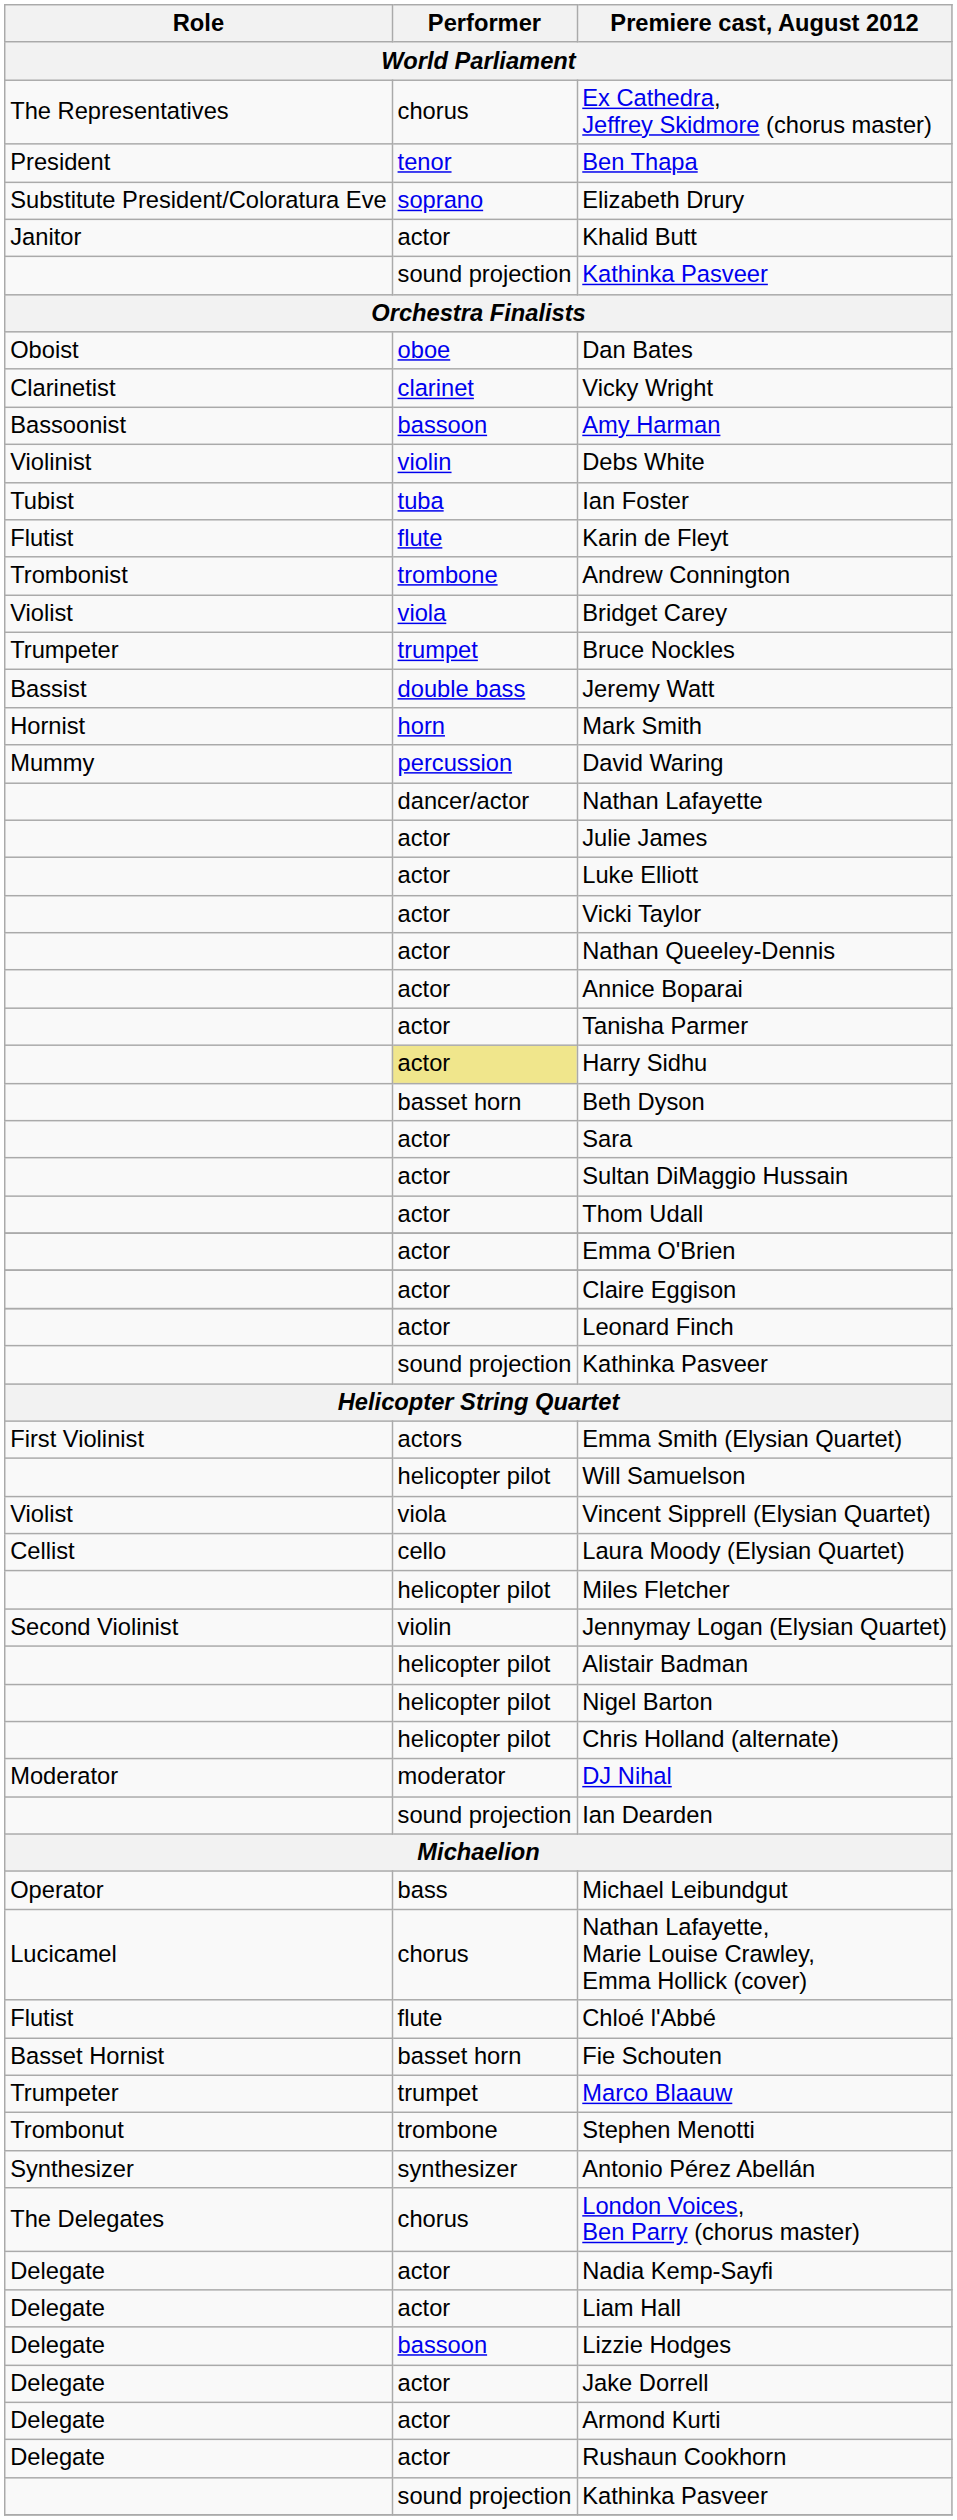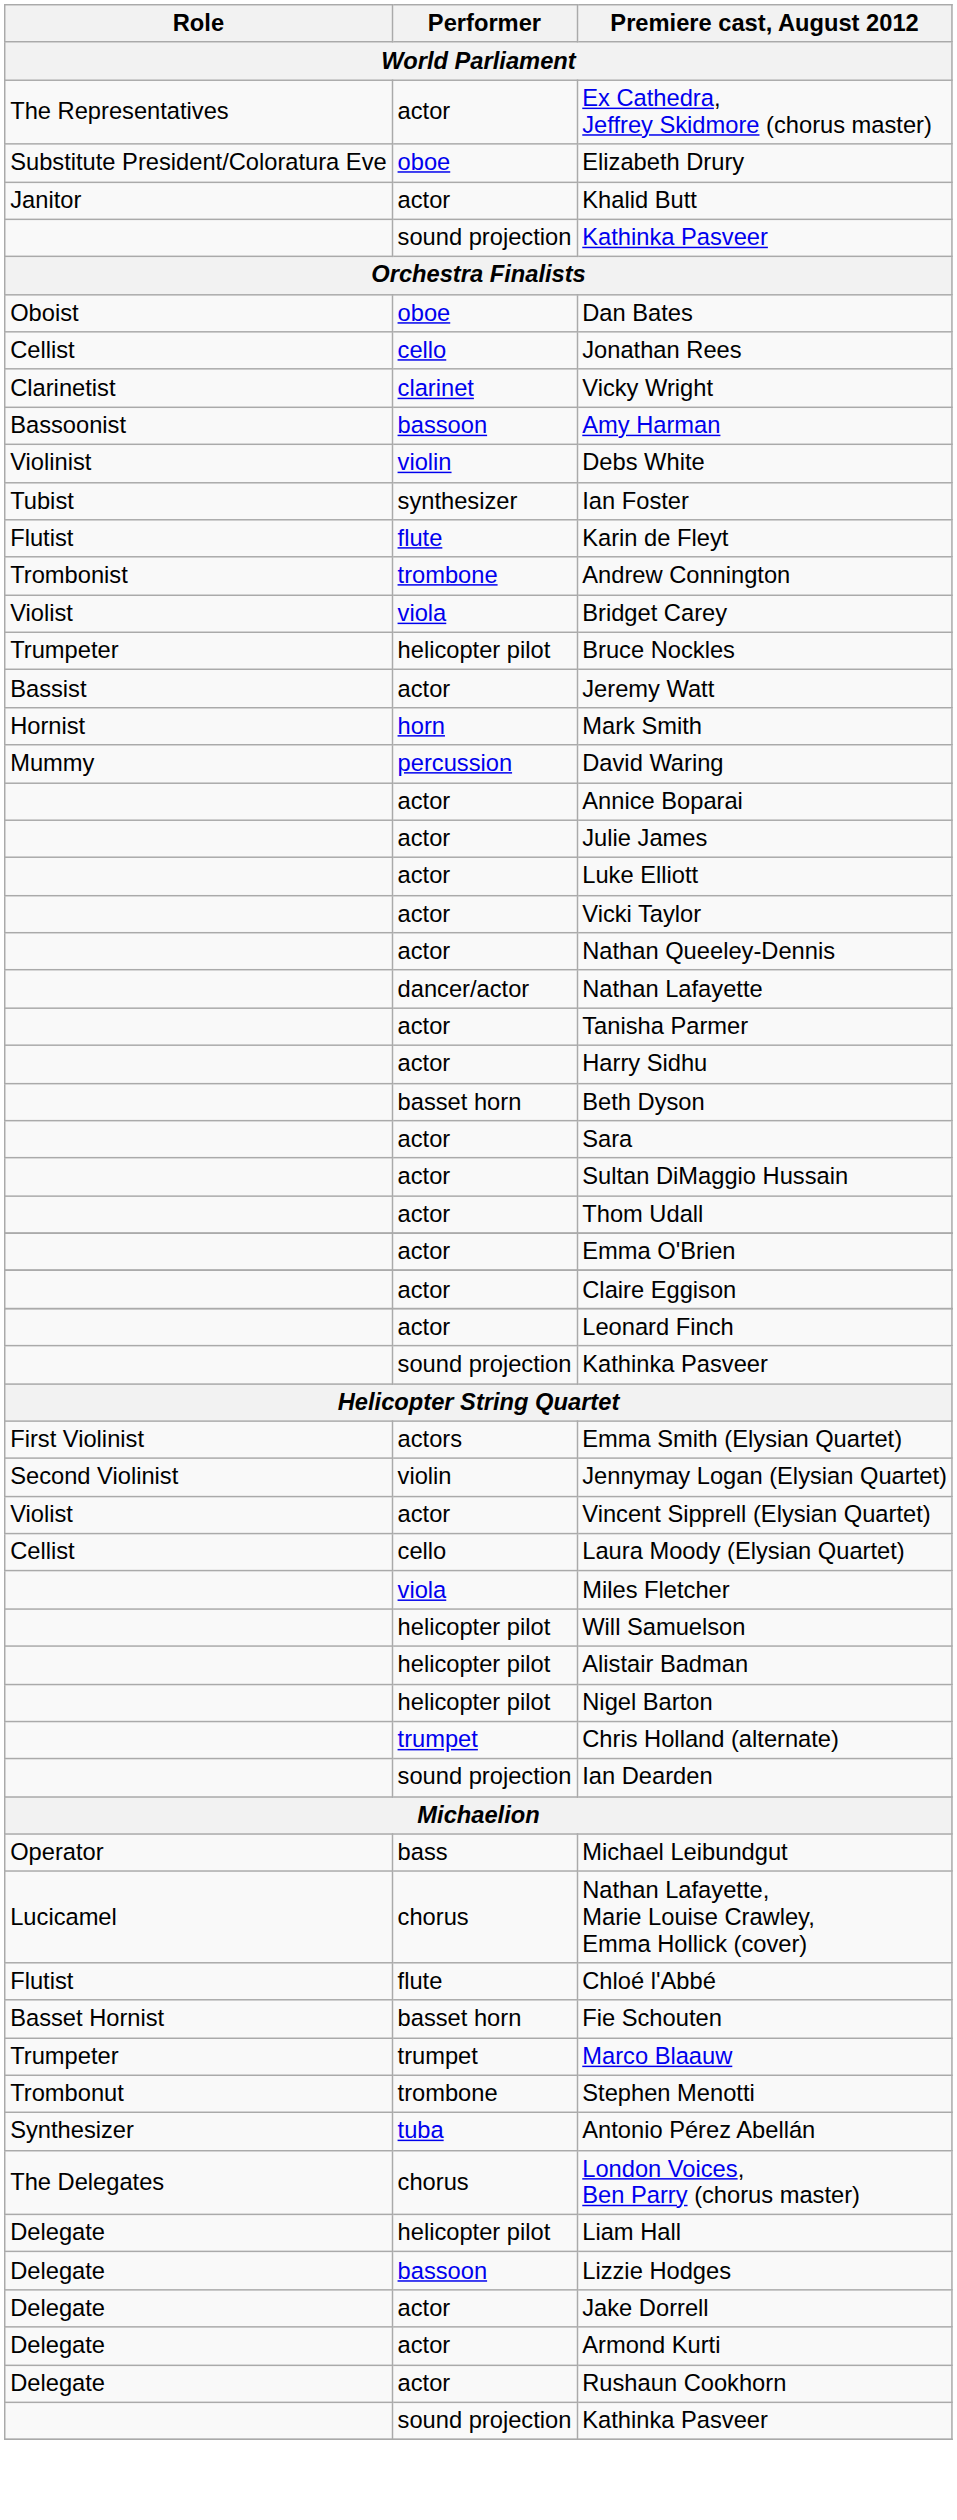(433, 111) chorus -> (424, 111) actor
- row: (60, 162)
(440, 200) soprano -> (424, 162) oboe
+ row: (42, 350)
(421, 500) tuba -> (457, 500) synthesizer
(438, 650) trumpet -> (474, 650) helicopter pilot
(461, 688) double bass -> (424, 688) actor
rows swapped: (198, 989) <-> (198, 801)
(424, 1063) khaki background -> (424, 1063) no background
rows swapped: (94, 1627) <-> (198, 1477)
(422, 1514) viola -> (424, 1514) actor
(474, 1589) helicopter pilot -> (422, 1589) viola
(474, 1739) helicopter pilot -> (438, 1739) trumpet
- row: (64, 1777)
(457, 2168) synthesizer -> (421, 2131) tuba
- row: (58, 2270)
(424, 2308) actor -> (474, 2232) helicopter pilot
